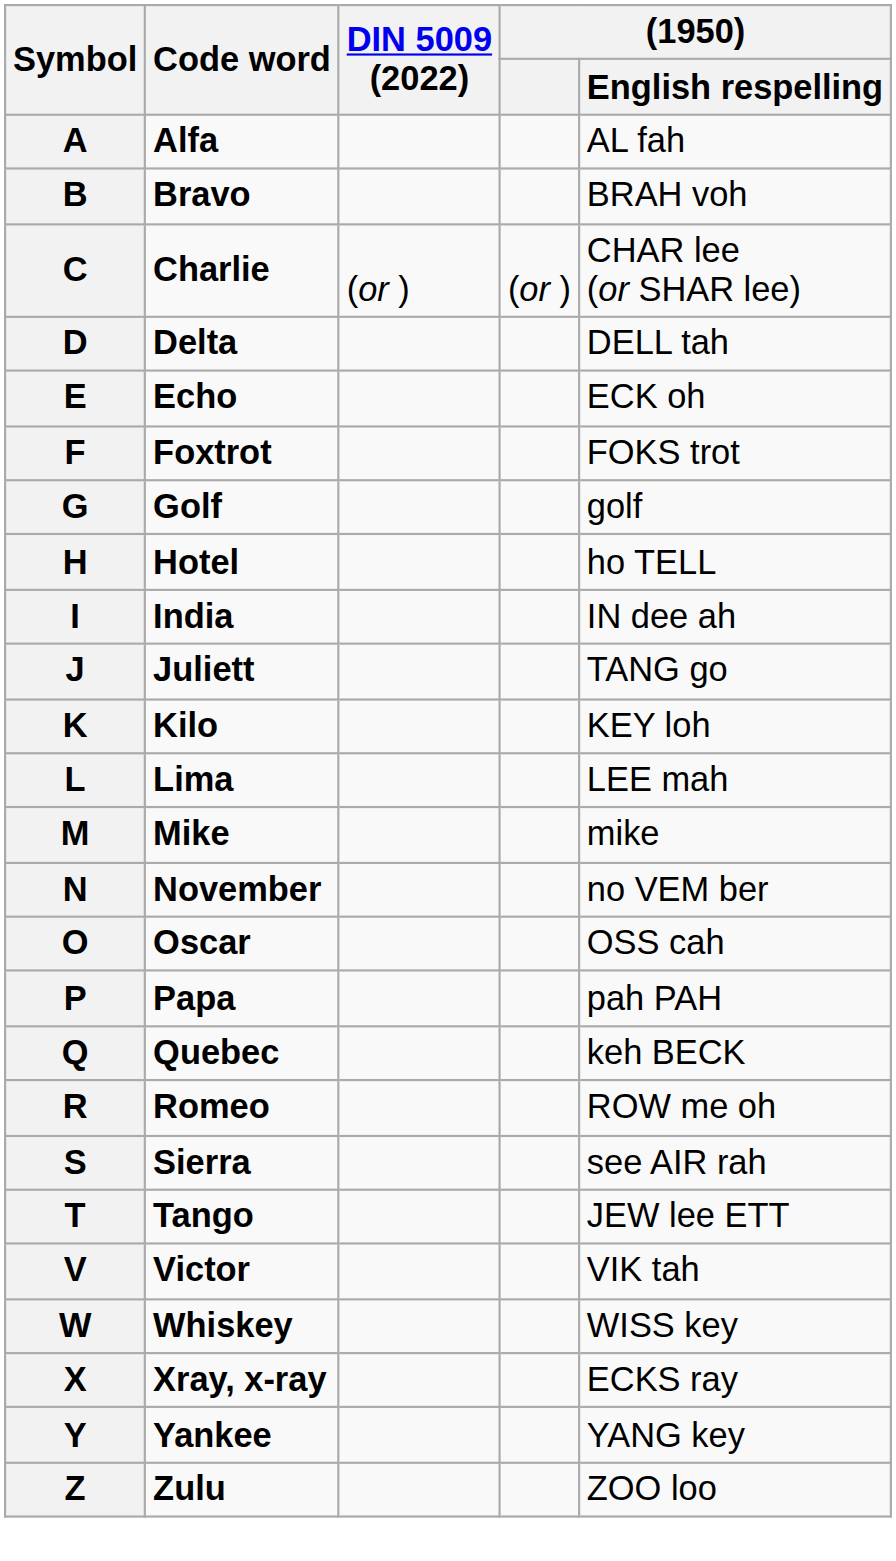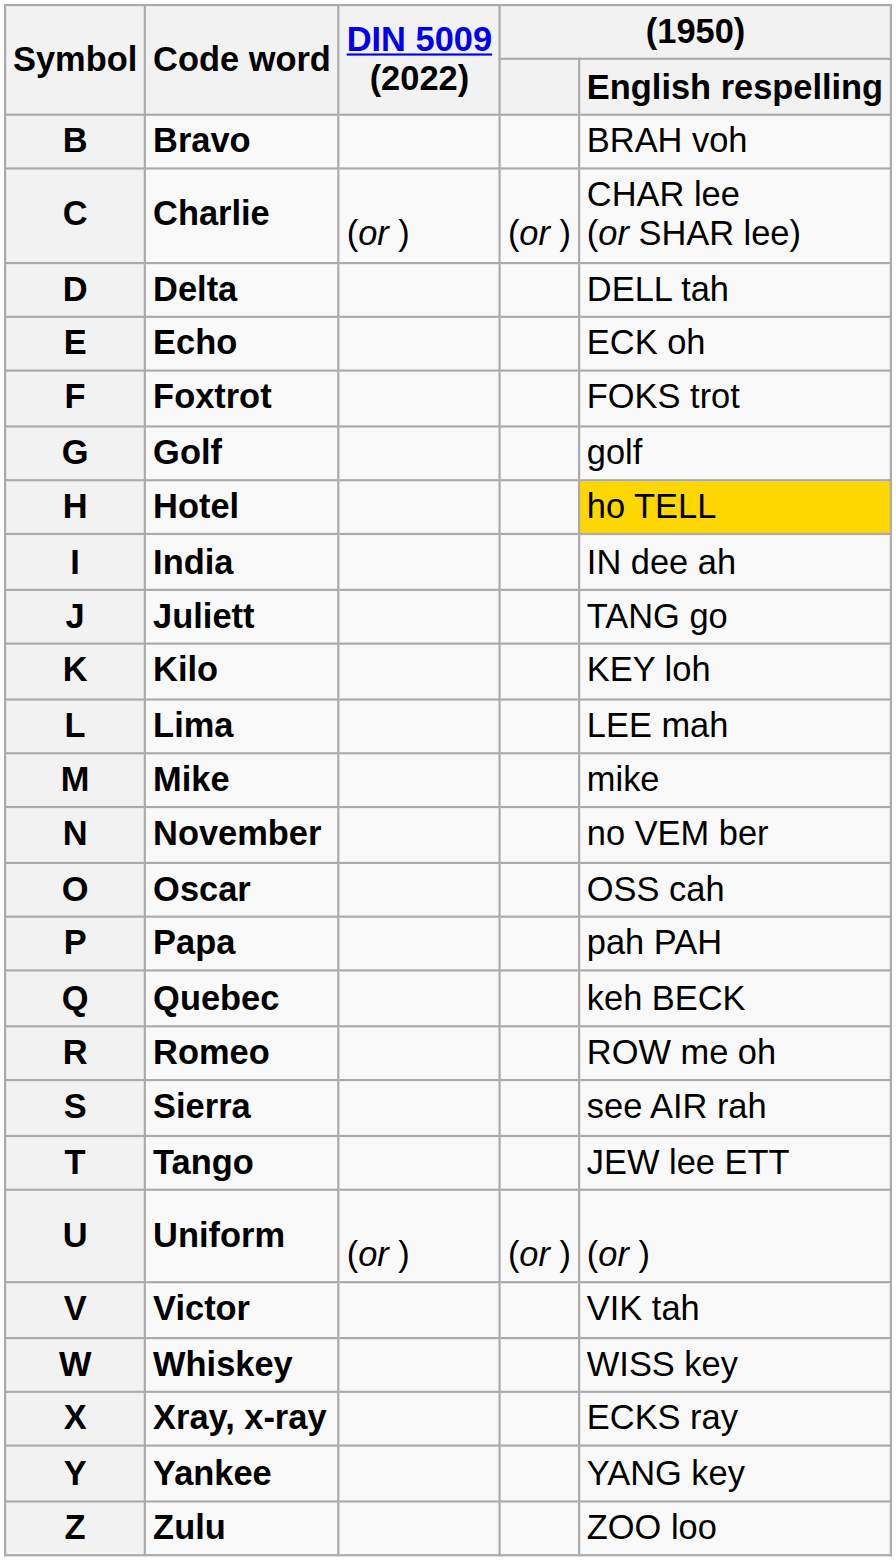- row: (75, 140)
(652, 561) no background -> (652, 506) gold background
+ row: (75, 1235)
